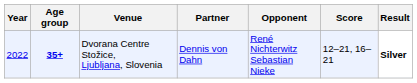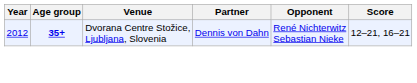- column: (395, 18)
(17, 54) 2022 -> (17, 33) 2012
